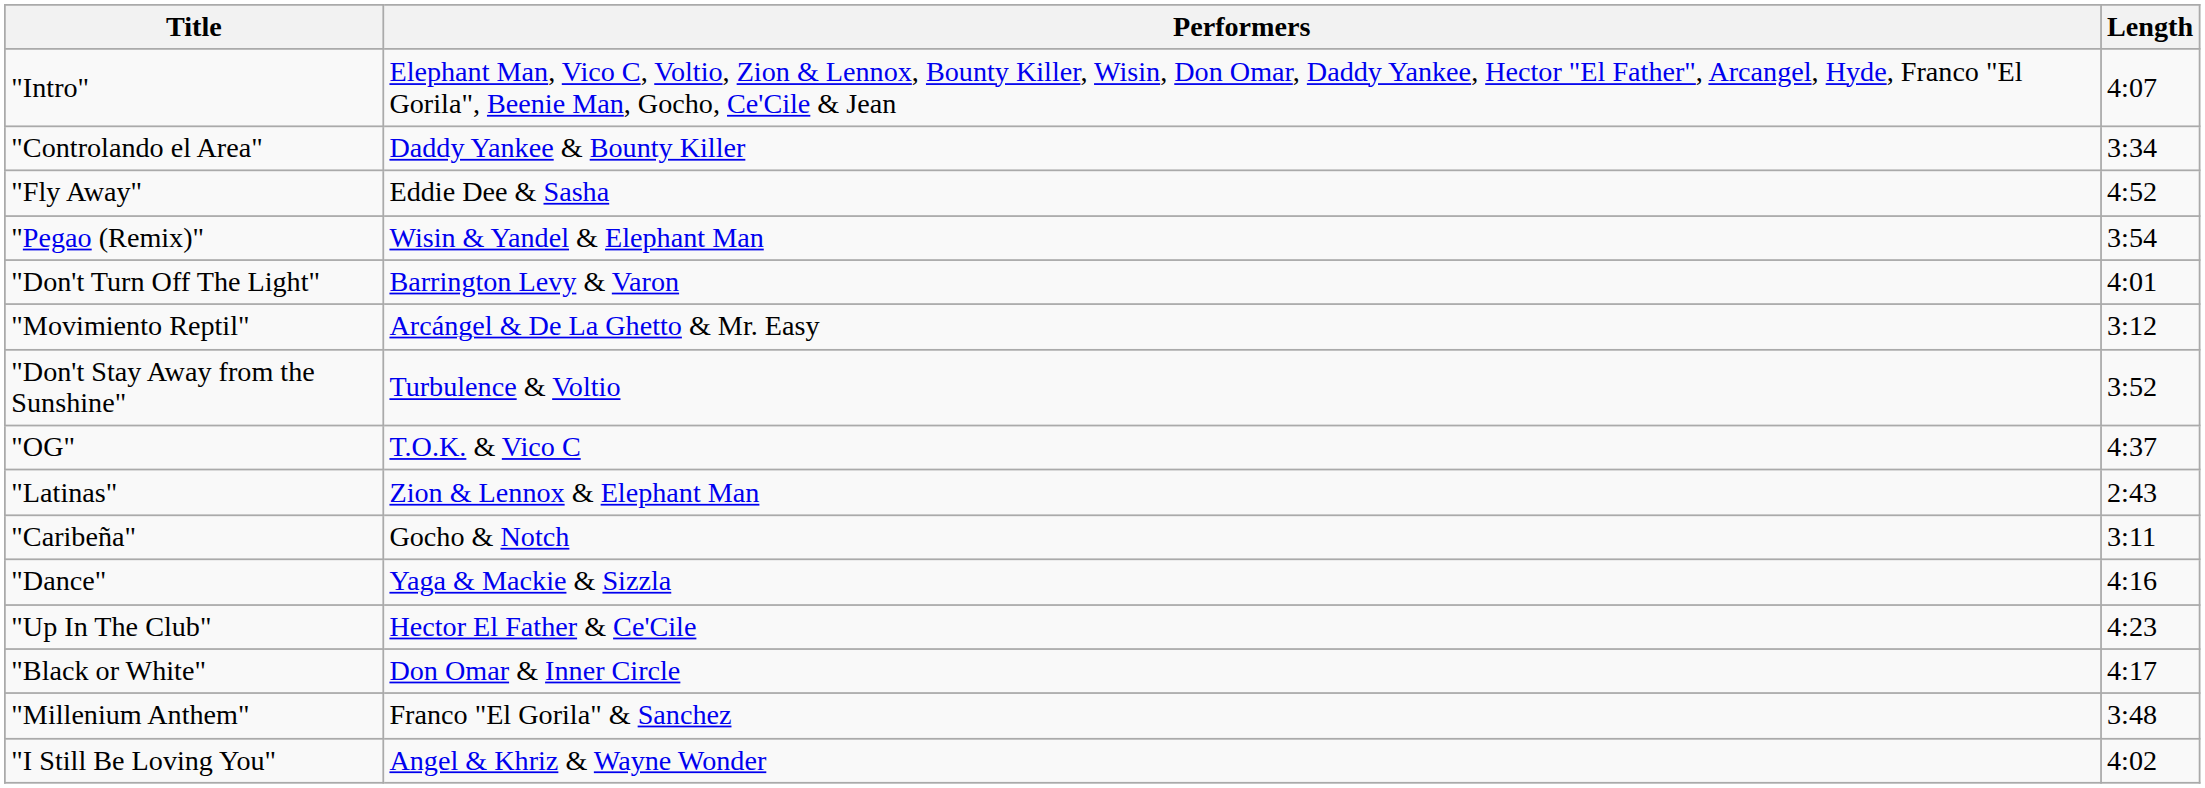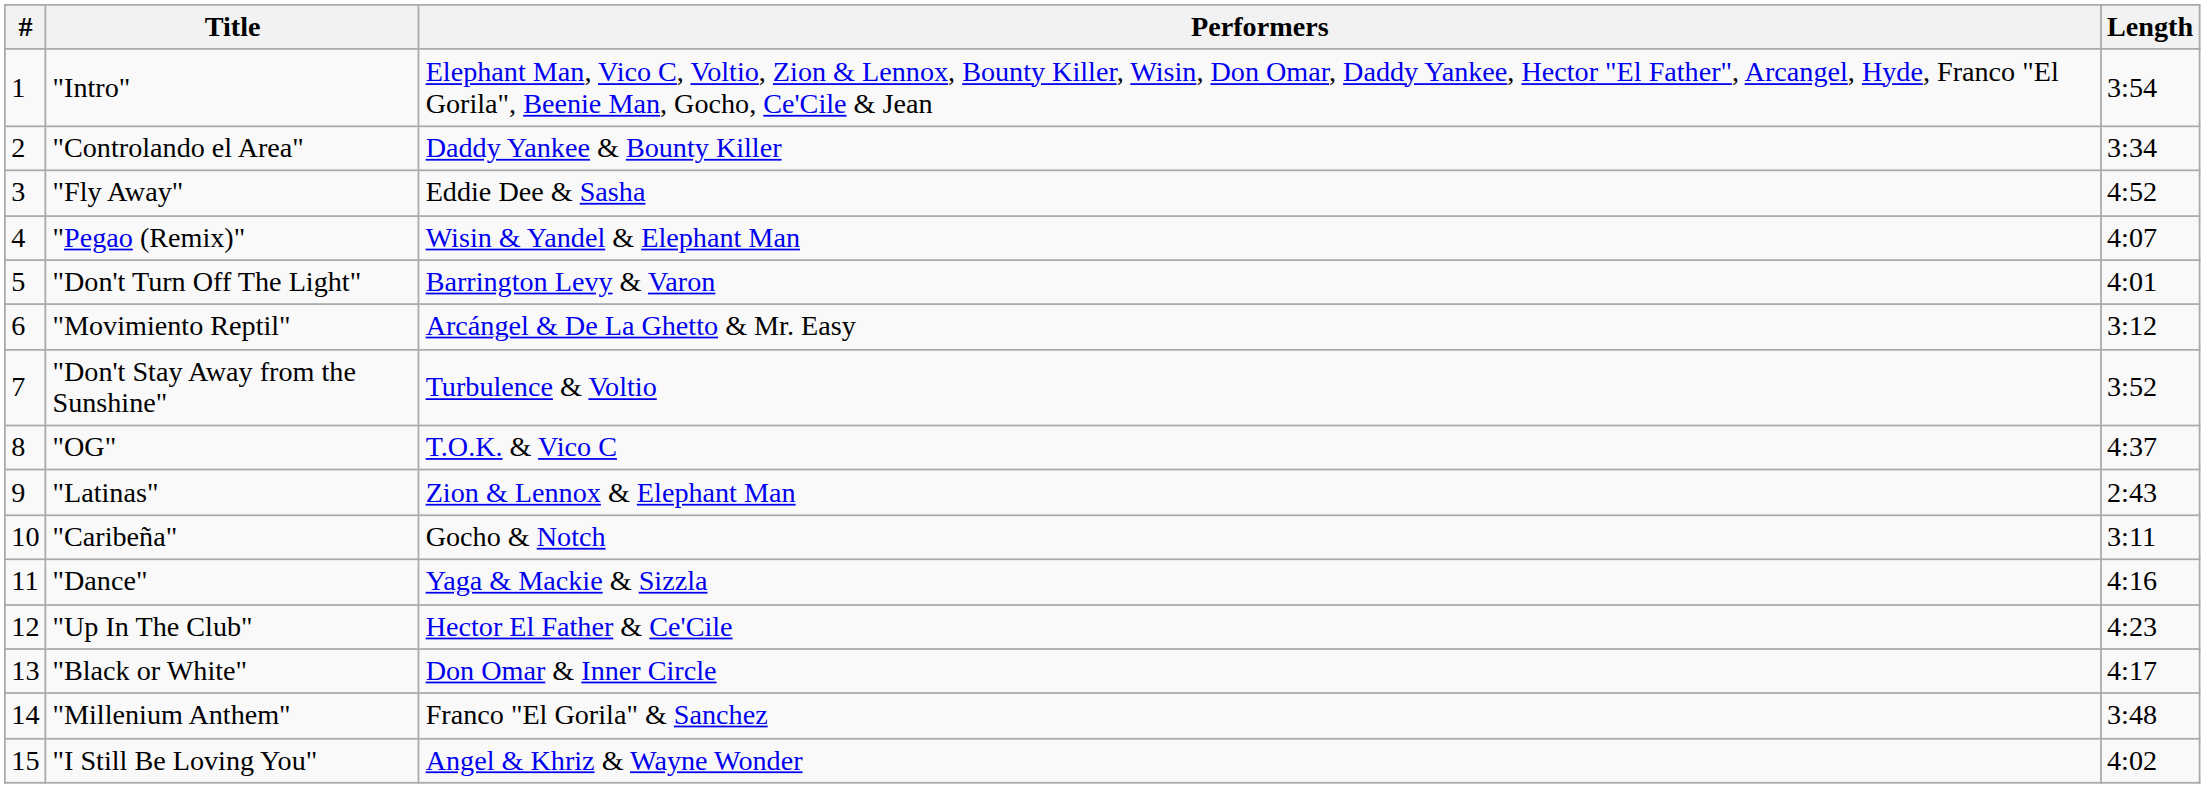+ column: (25, 26)
(2132, 87) 4:07 -> (2132, 87) 3:54
(2132, 237) 3:54 -> (2132, 237) 4:07
